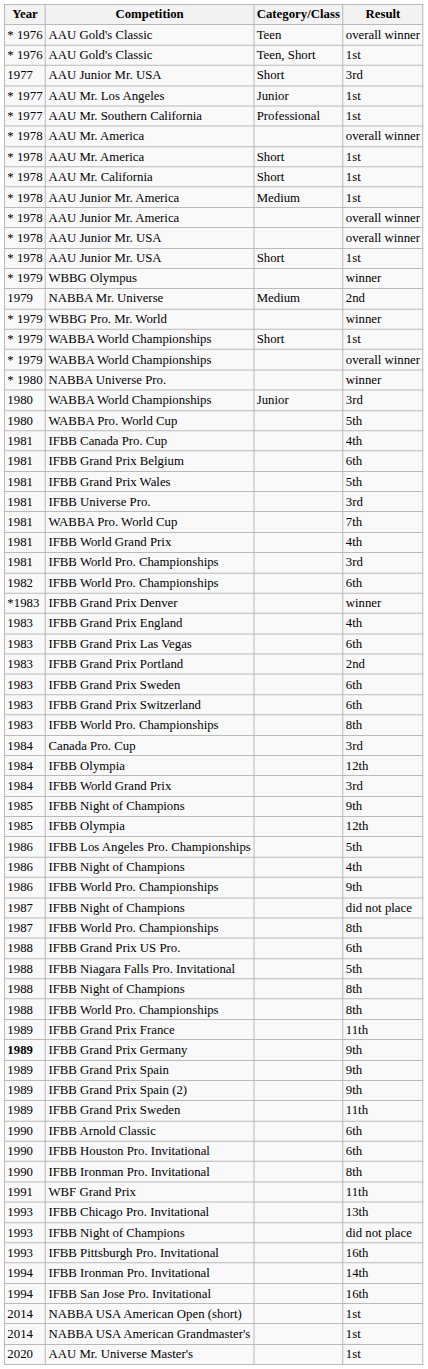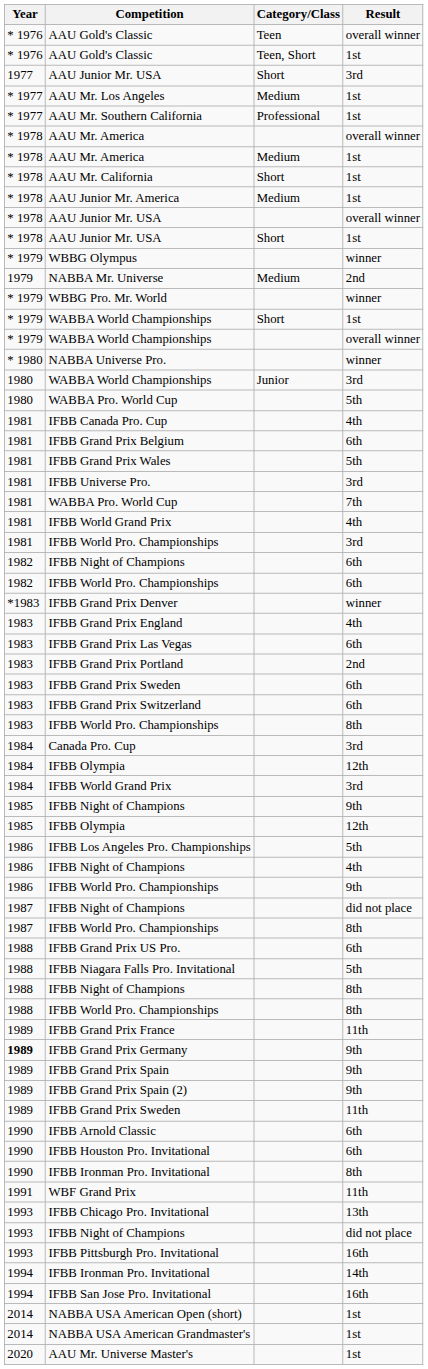(273, 95) Junior -> (278, 95) Medium
(271, 156) Short -> (278, 156) Medium
- row: (114, 217)
+ row: (117, 562)
